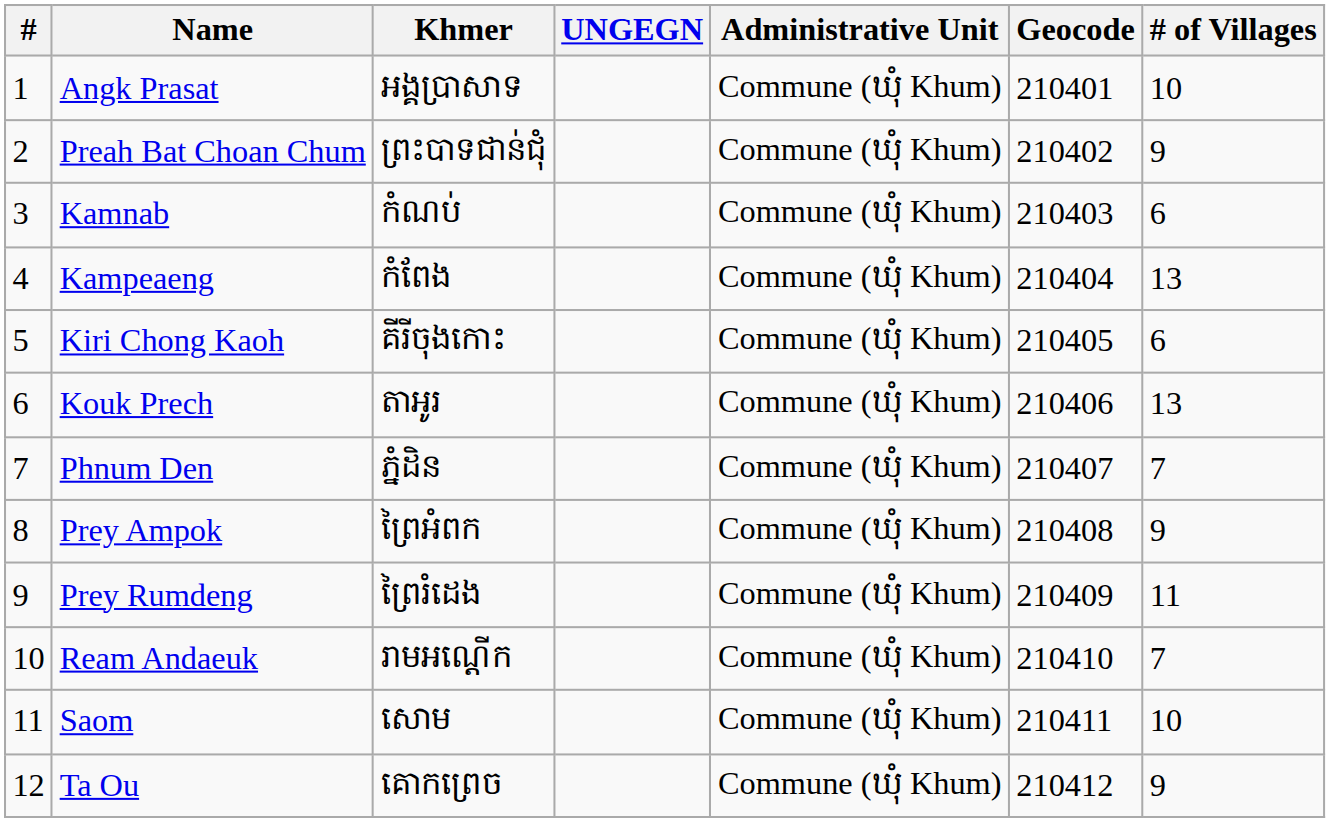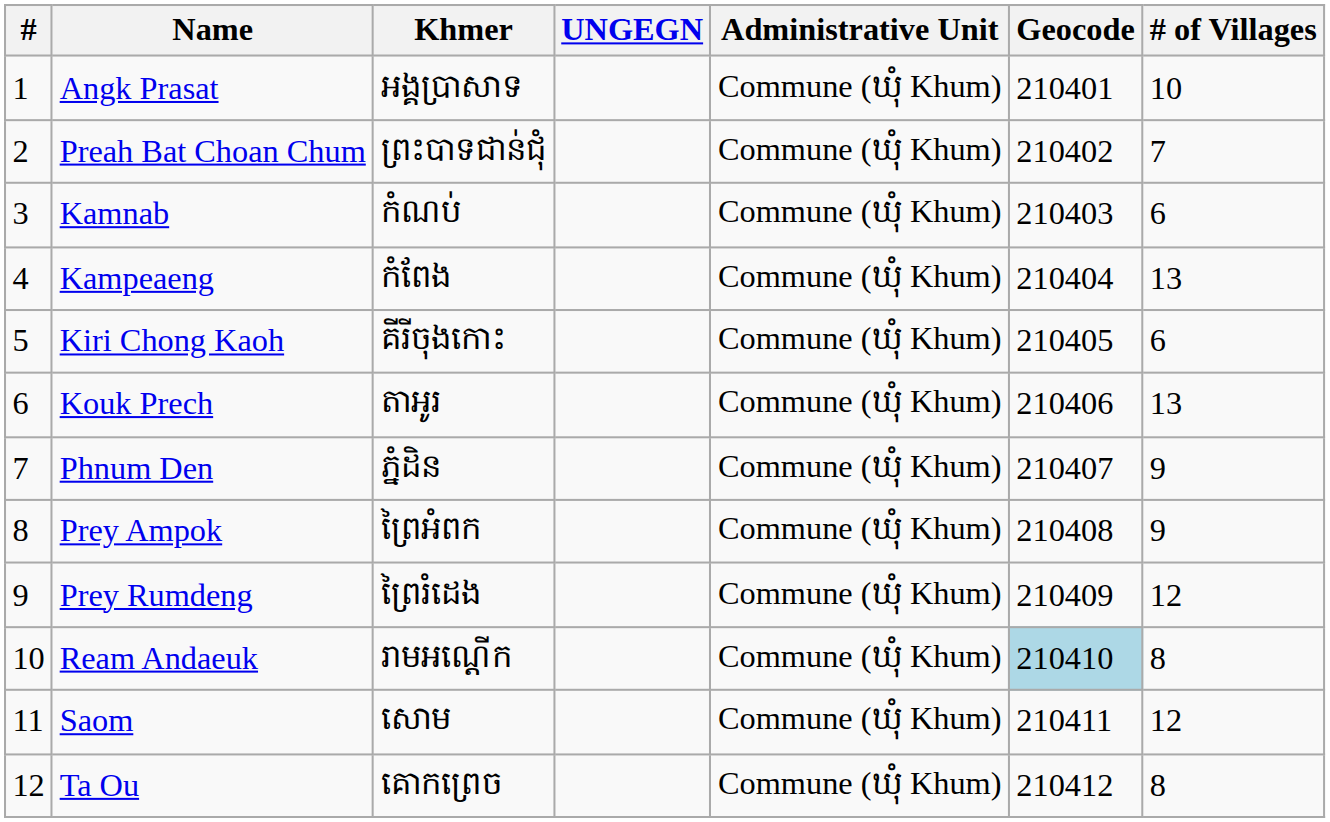(1158, 150) 9 -> (1158, 150) 7
(1158, 467) 7 -> (1158, 467) 9
(1165, 594) 11 -> (1166, 594) 12
(1065, 657) no background -> (1065, 657) lightblue background
(1158, 657) 7 -> (1158, 657) 8
(1166, 721) 10 -> (1166, 721) 12
(1158, 784) 9 -> (1158, 784) 8
